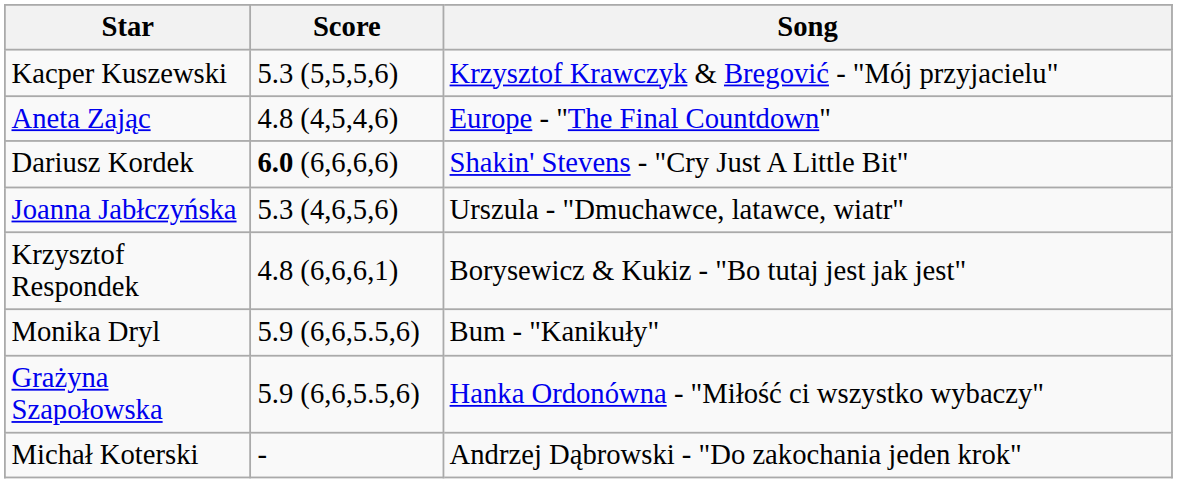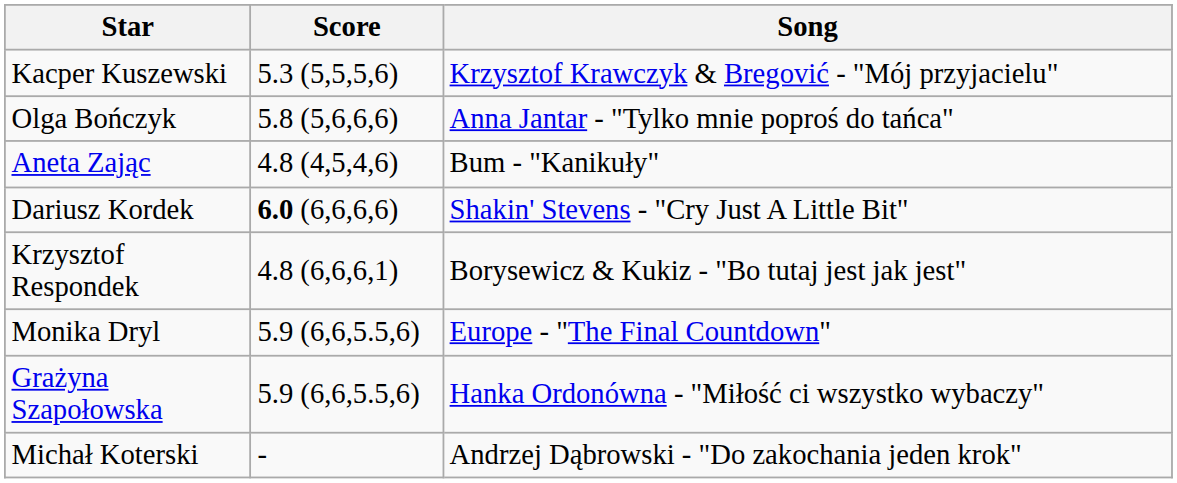+ row: (94, 118)
(640, 118) Europe - "The Final Countdown" -> (554, 163) Bum - "Kanikuły"
- row: (124, 208)
(554, 331) Bum - "Kanikuły" -> (640, 331) Europe - "The Final Countdown"
